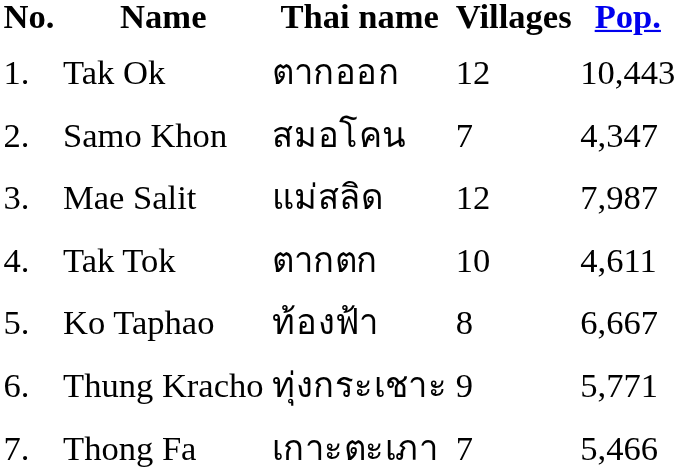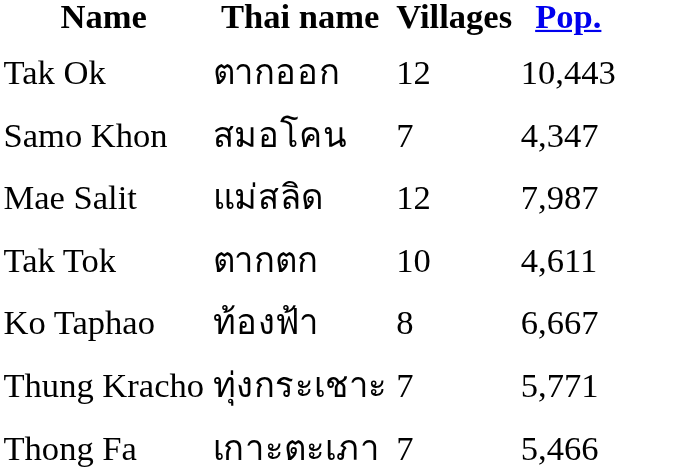- column: (29, 16)
(464, 384) 9 -> (405, 384) 7
